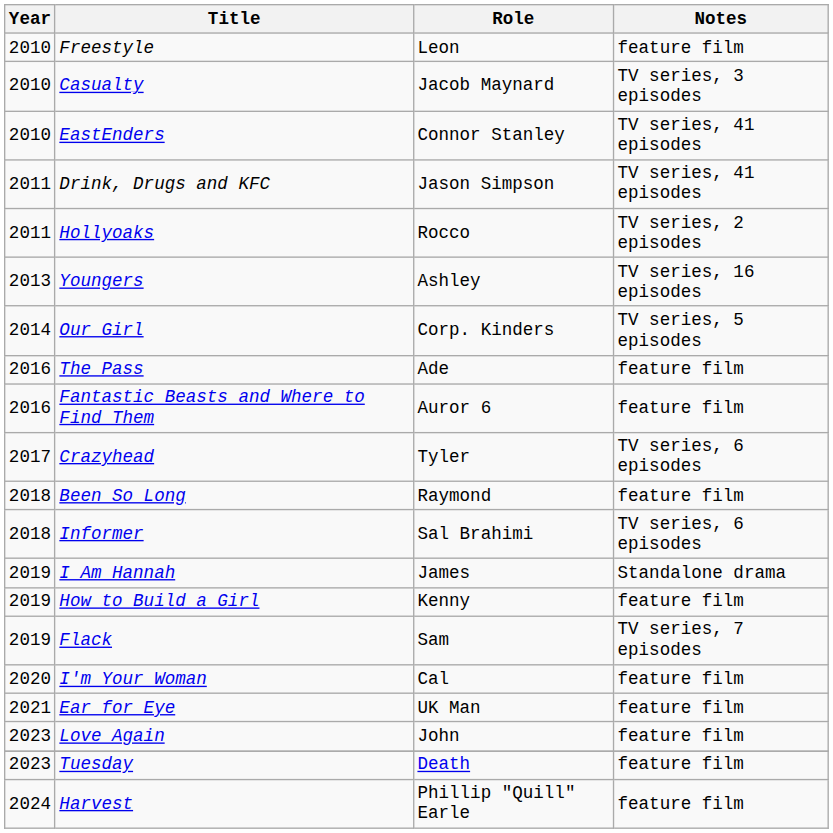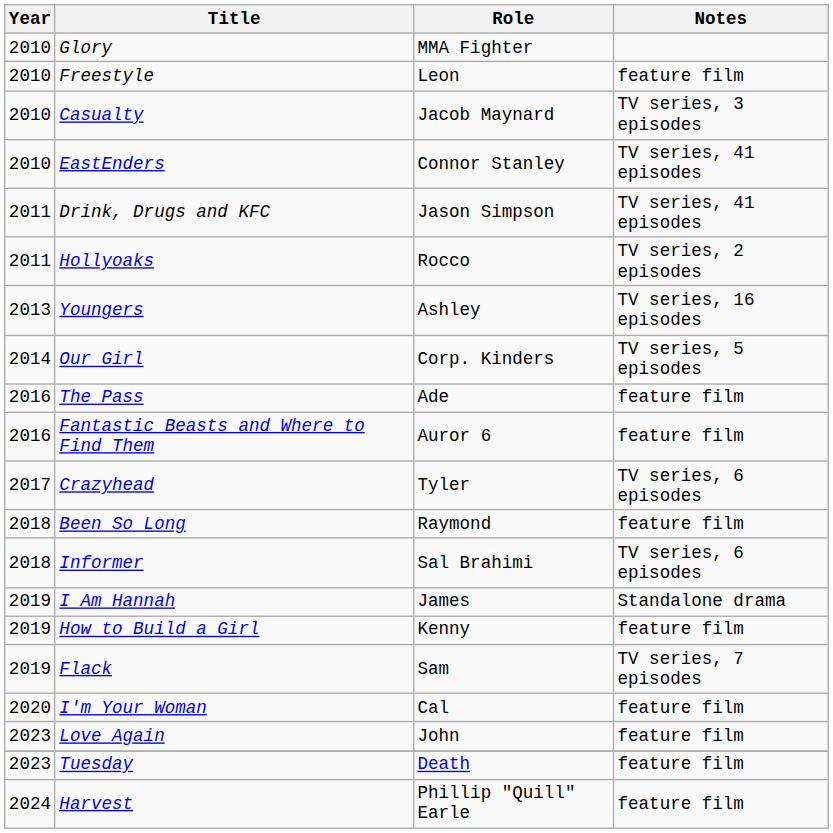+ row: (86, 48)
- row: (117, 708)
